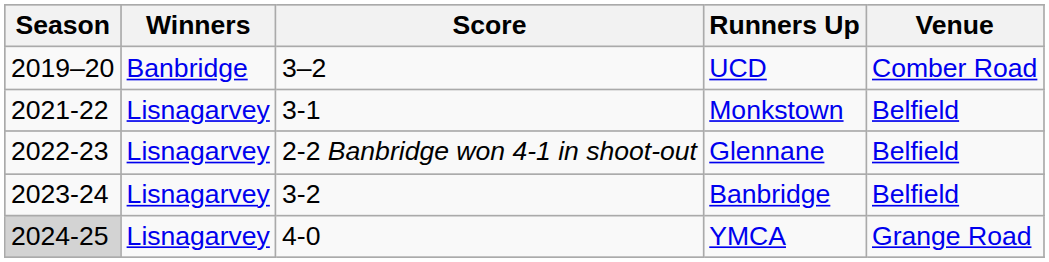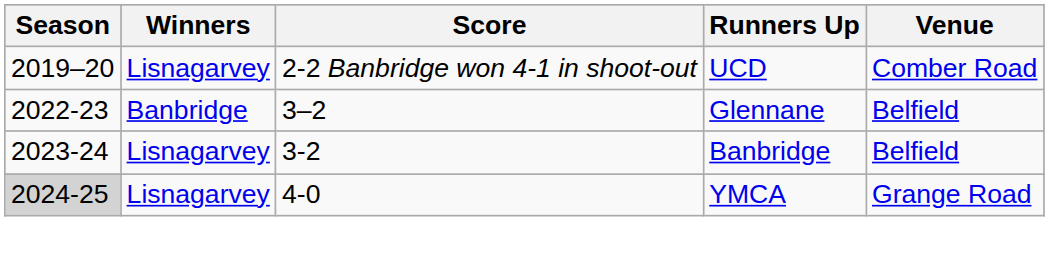(187, 67) Banbridge -> (198, 67) Lisnagarvey
(304, 67) 3–2 -> (490, 67) 2-2 Banbridge won 4-1 in shoot-out
- row: (776, 109)
(198, 151) Lisnagarvey -> (187, 109) Banbridge
(490, 151) 2-2 Banbridge won 4-1 in shoot-out -> (304, 109) 3–2
